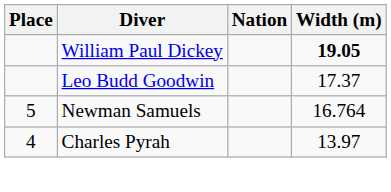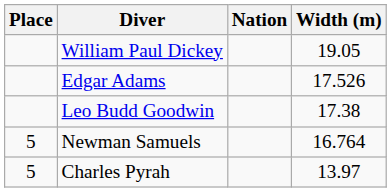(339, 50) bold -> (339, 50) normal
+ row: (114, 80)
(339, 80) 17.37 -> (339, 111) 17.38
(31, 141) 4 -> (31, 171) 5
